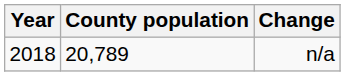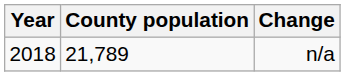(97, 53) 20,789 -> (97, 53) 21,789
